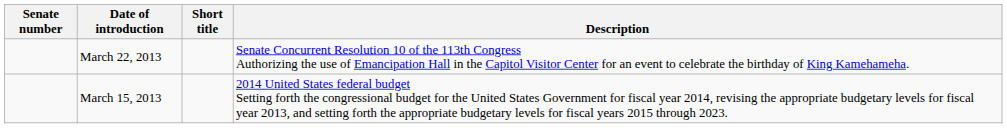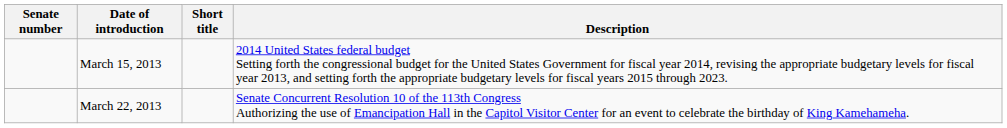rows swapped: (121, 98) <-> (121, 56)
